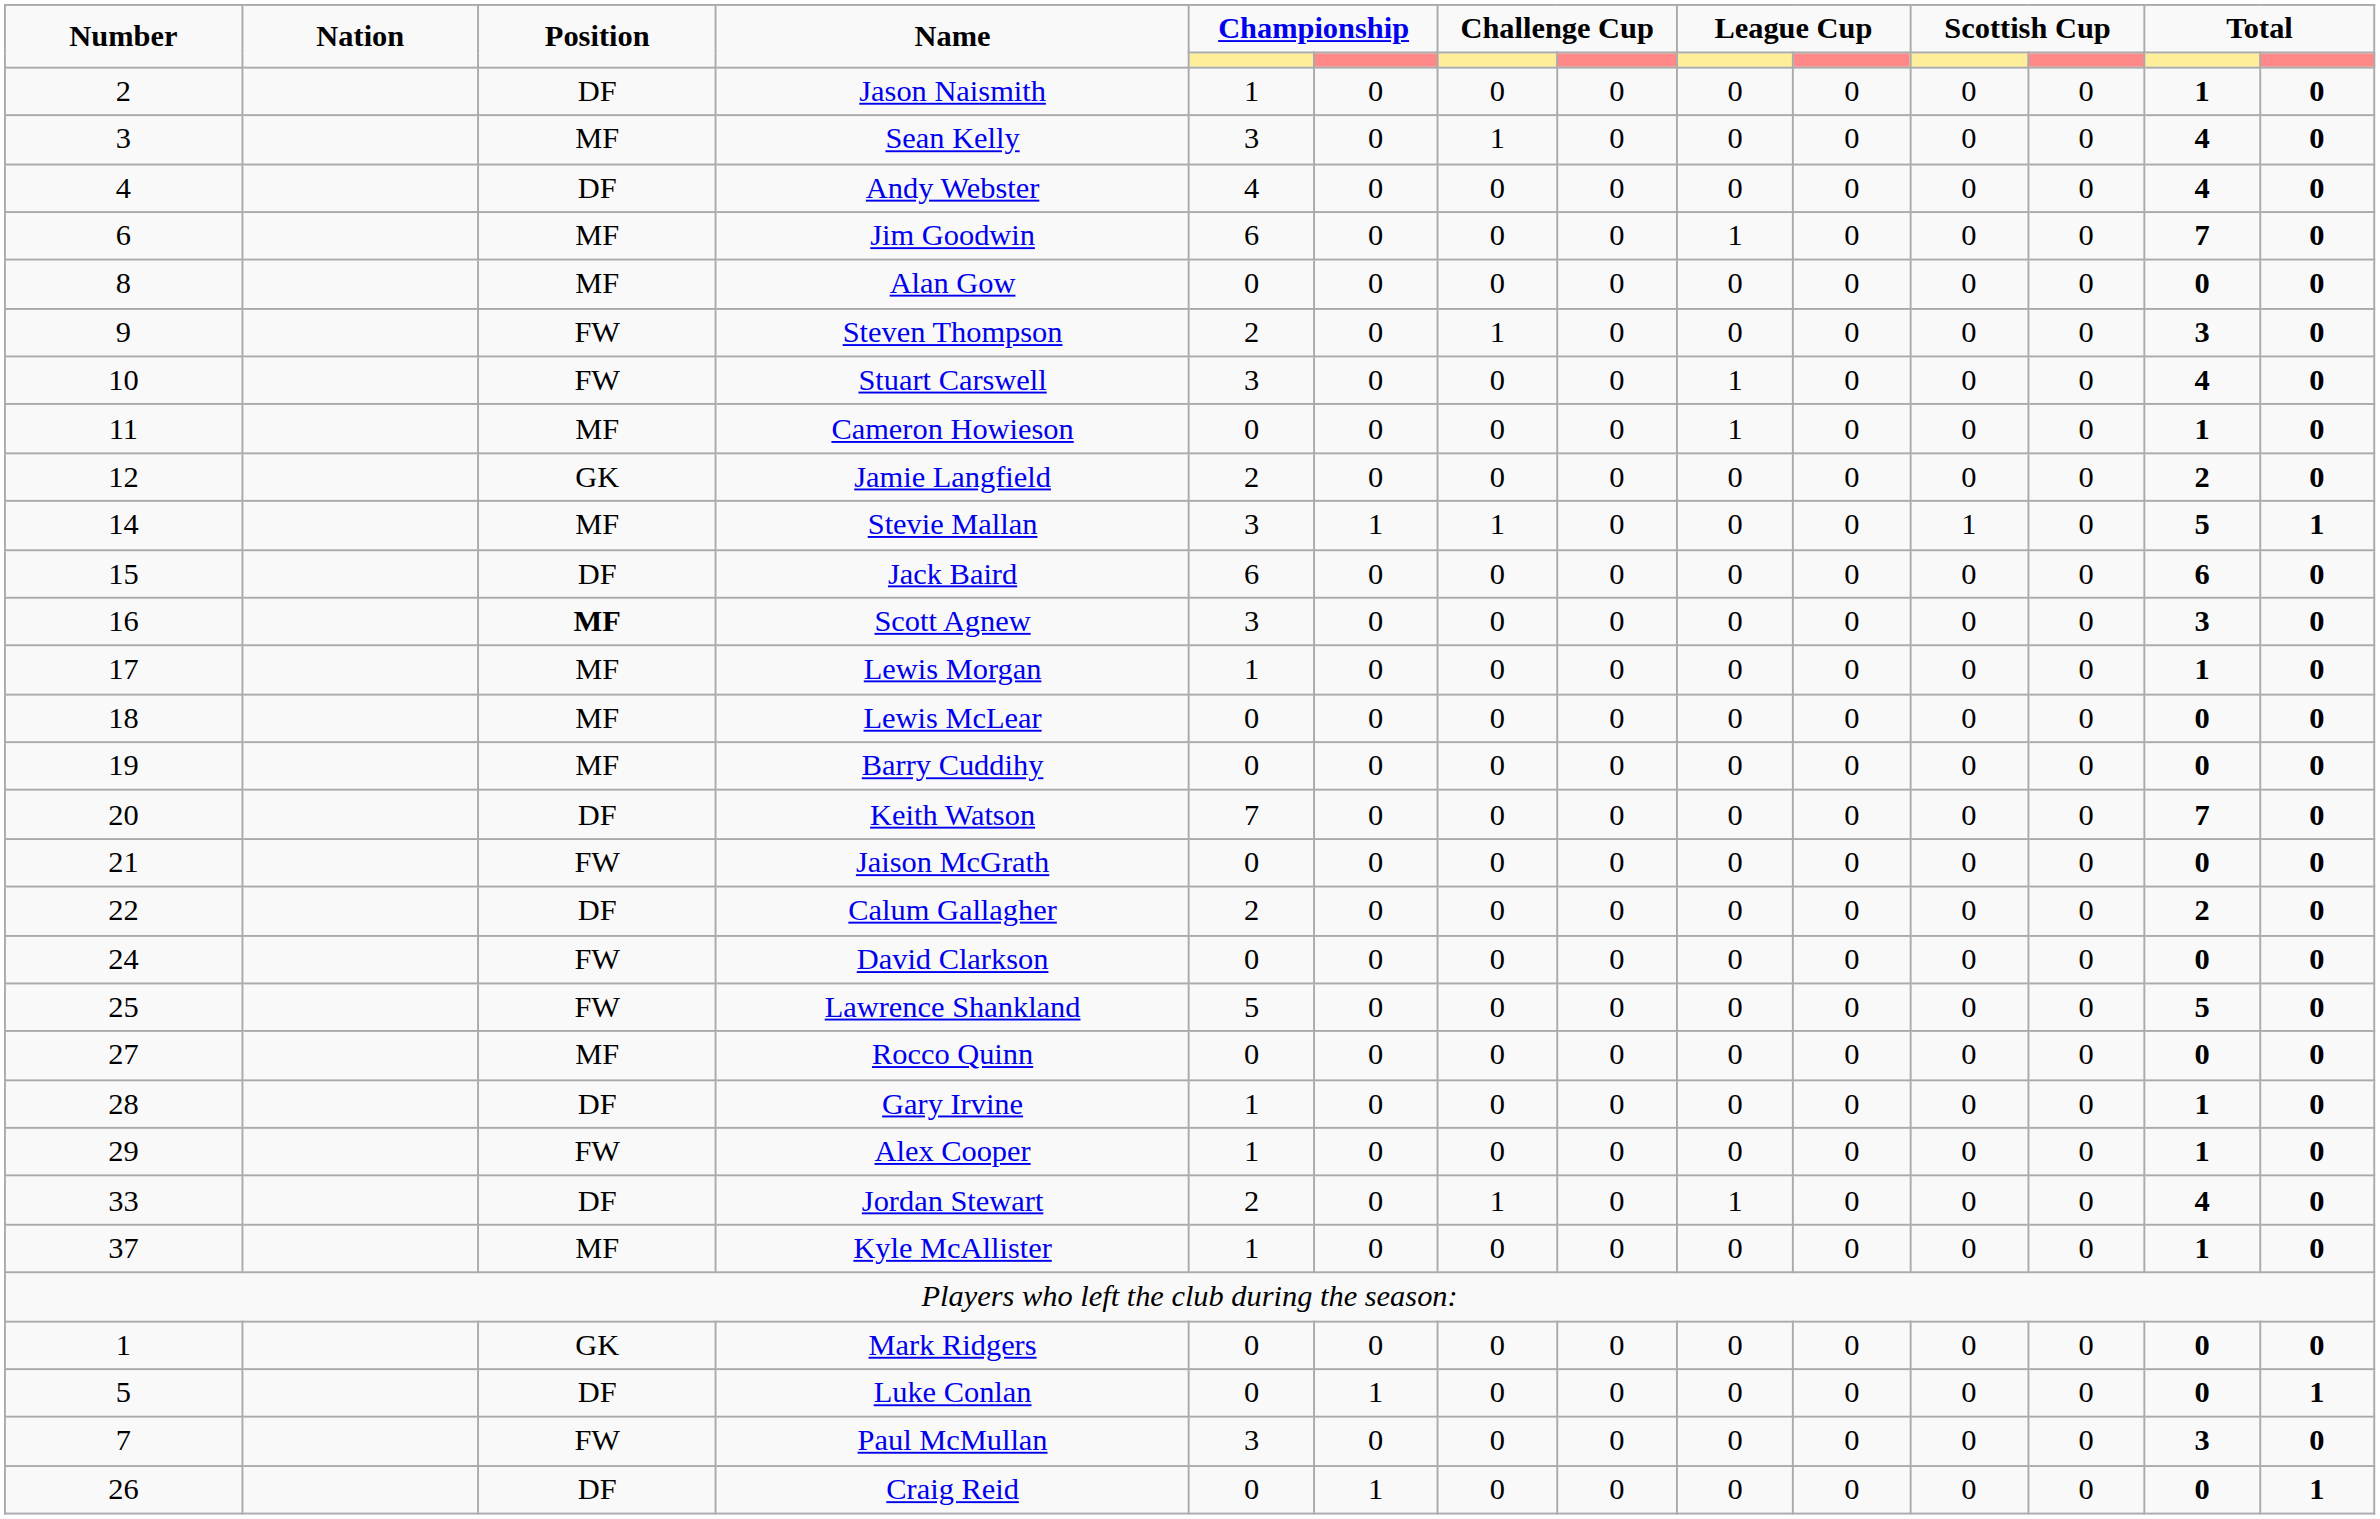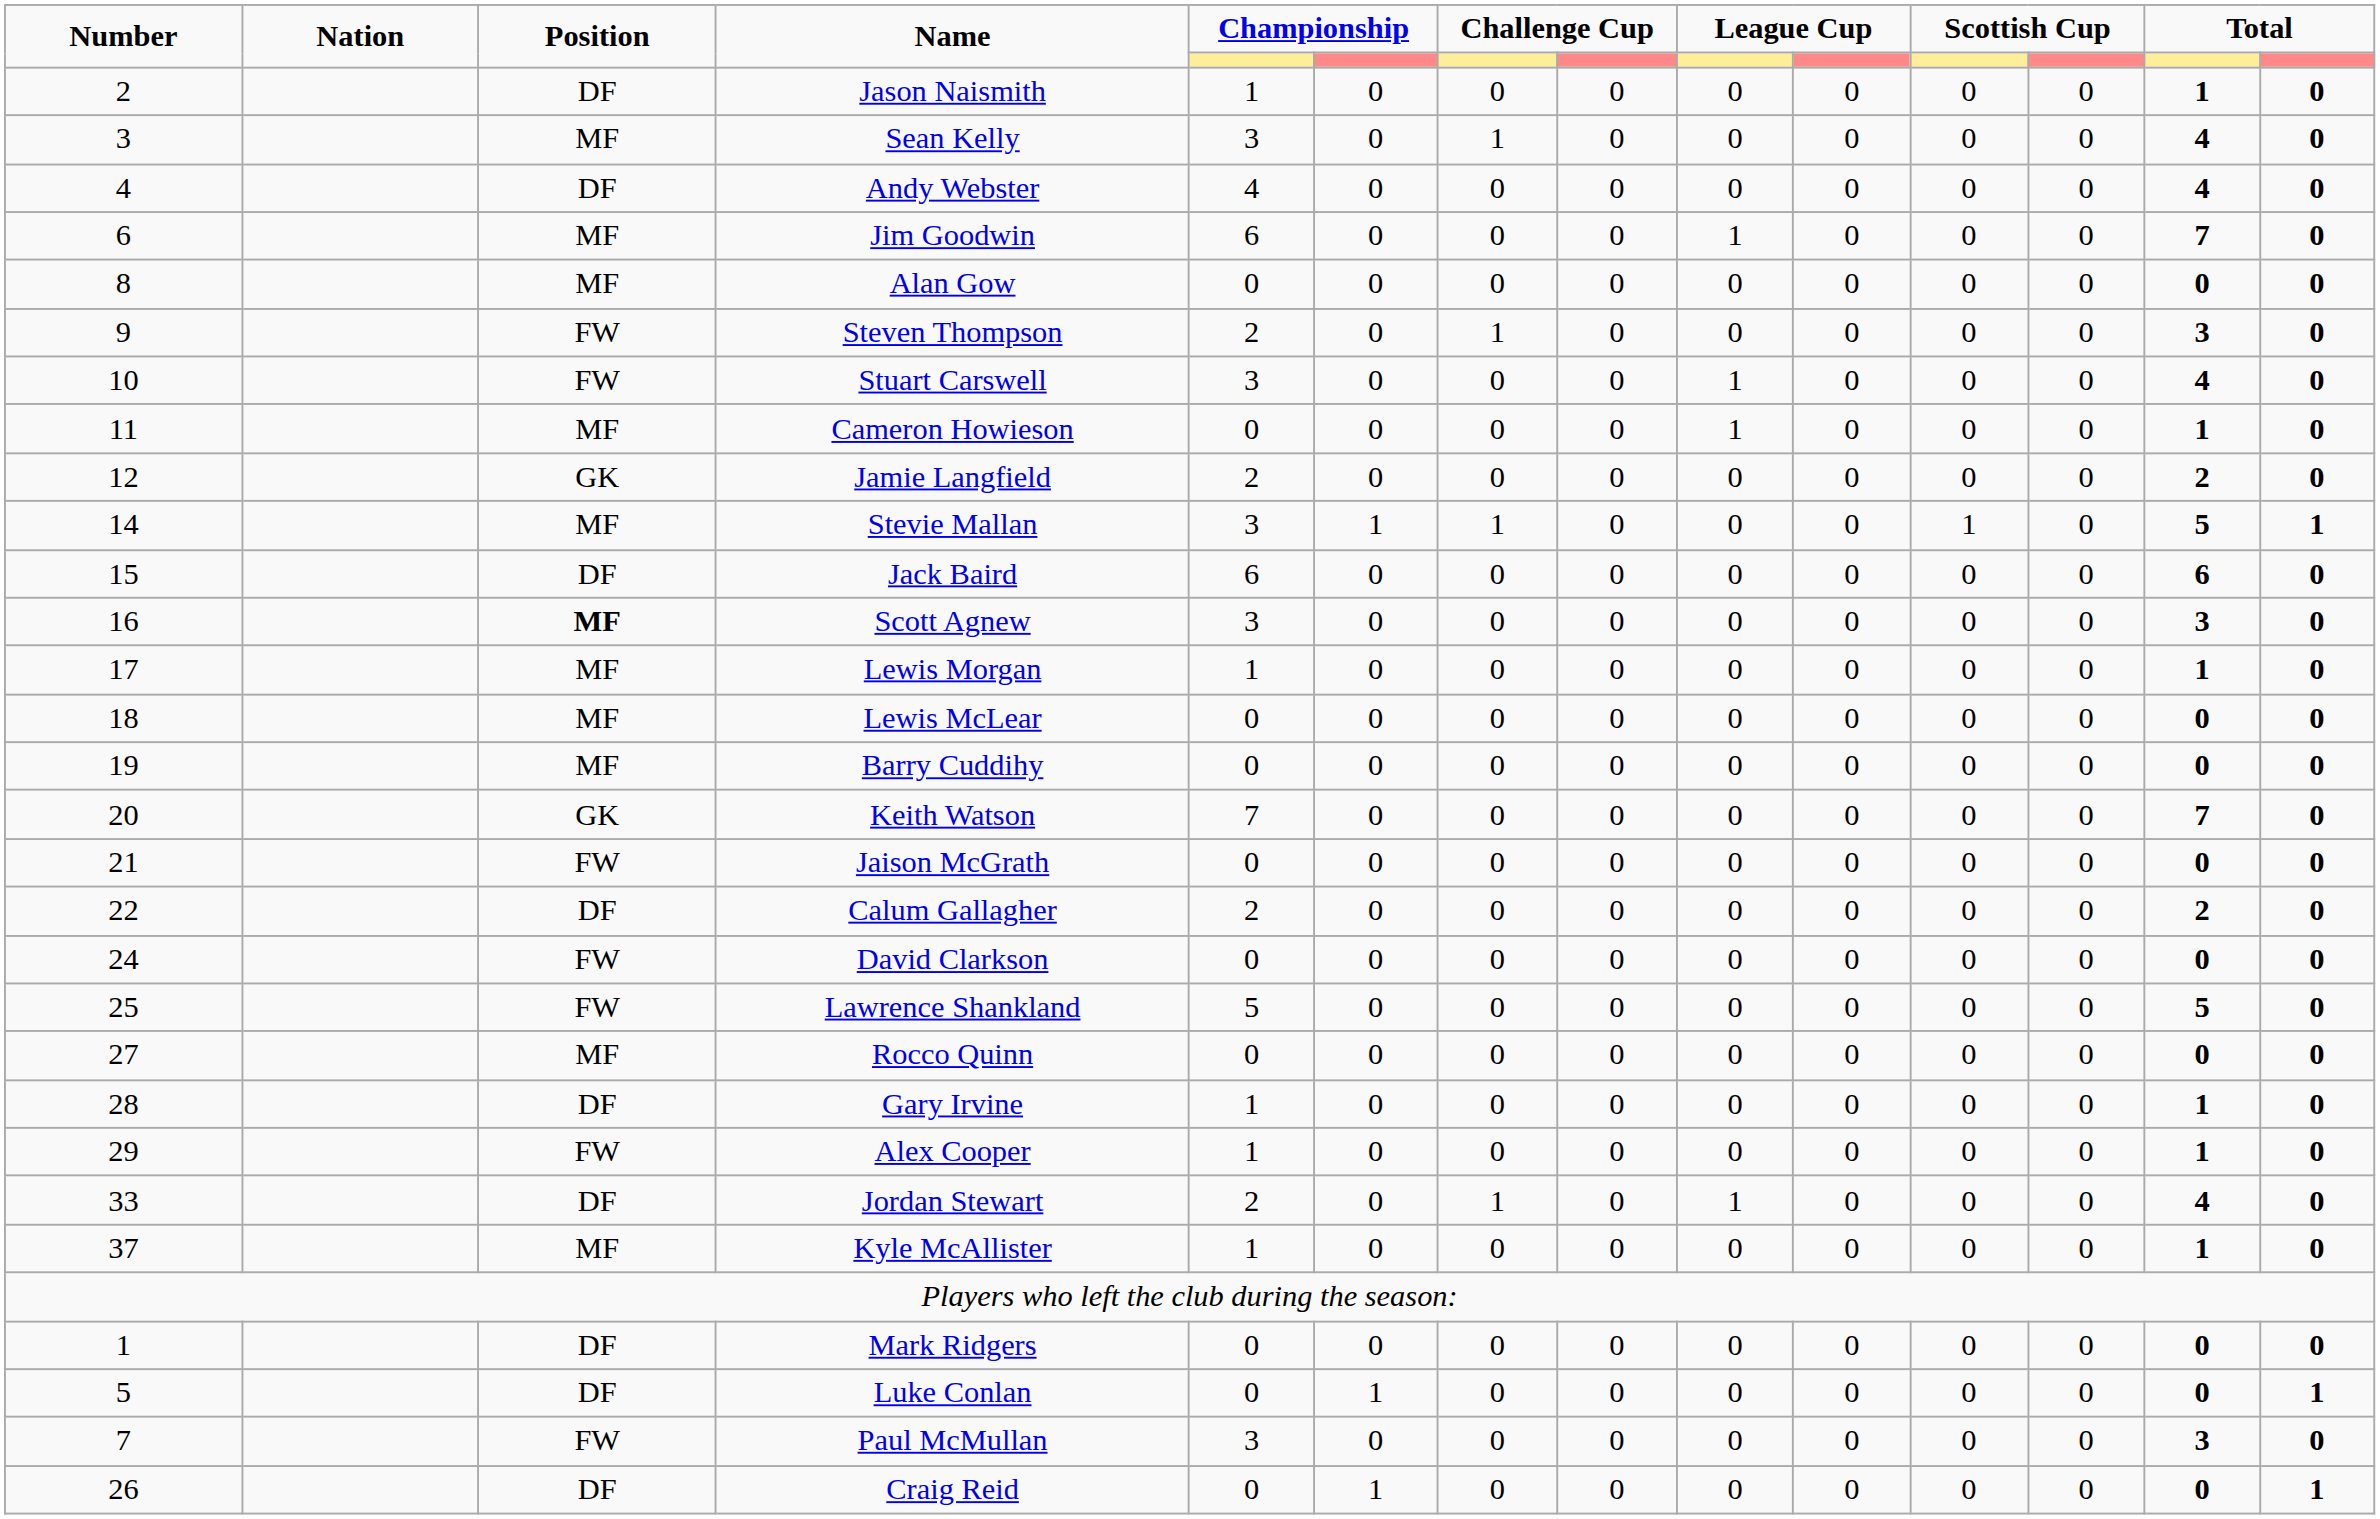(597, 814) DF -> (597, 814) GK
(597, 1344) GK -> (597, 1344) DF
